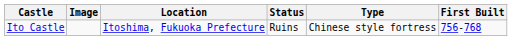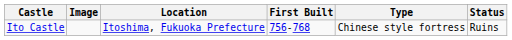columns swapped: (473, 12) <-> (287, 12)
